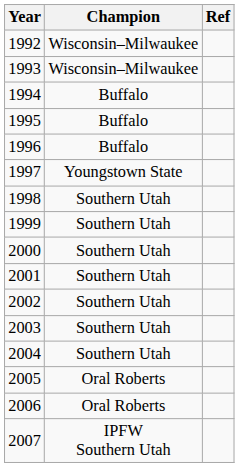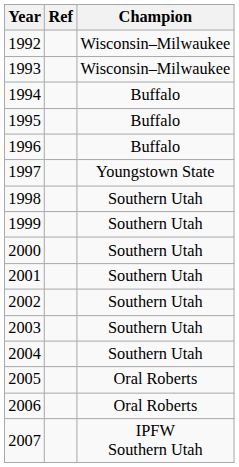columns swapped: (123, 17) <-> (218, 17)
